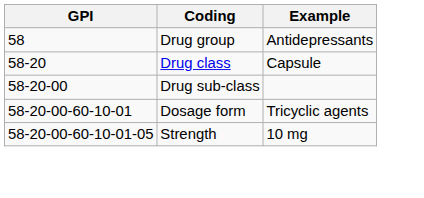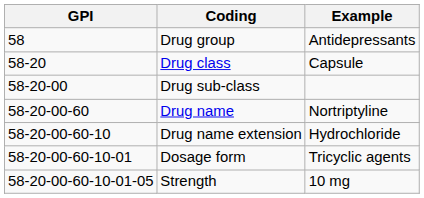+ row: (197, 110)
+ row: (231, 134)
